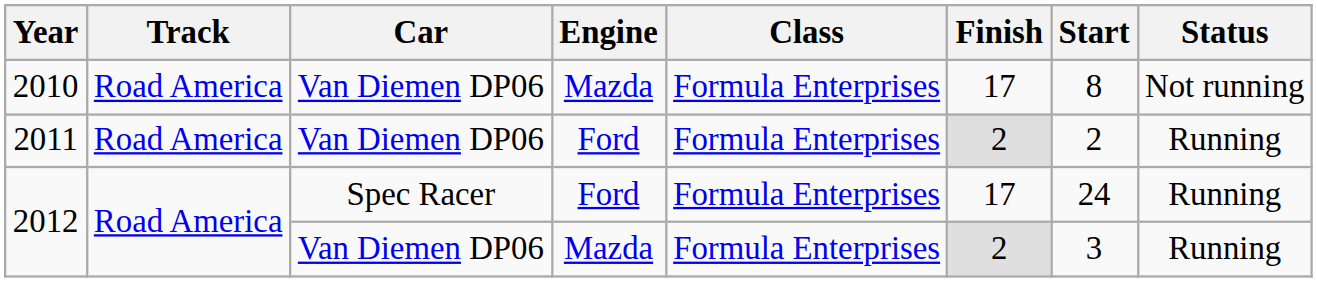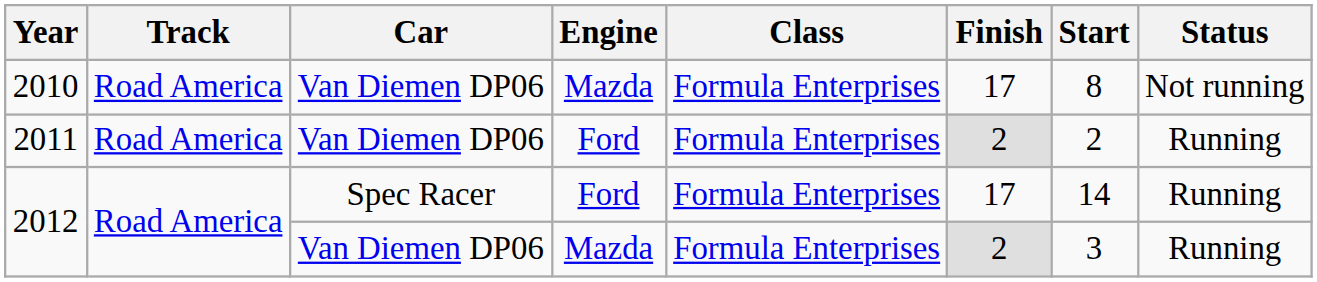(1094, 194) 24 -> (1094, 194) 14
